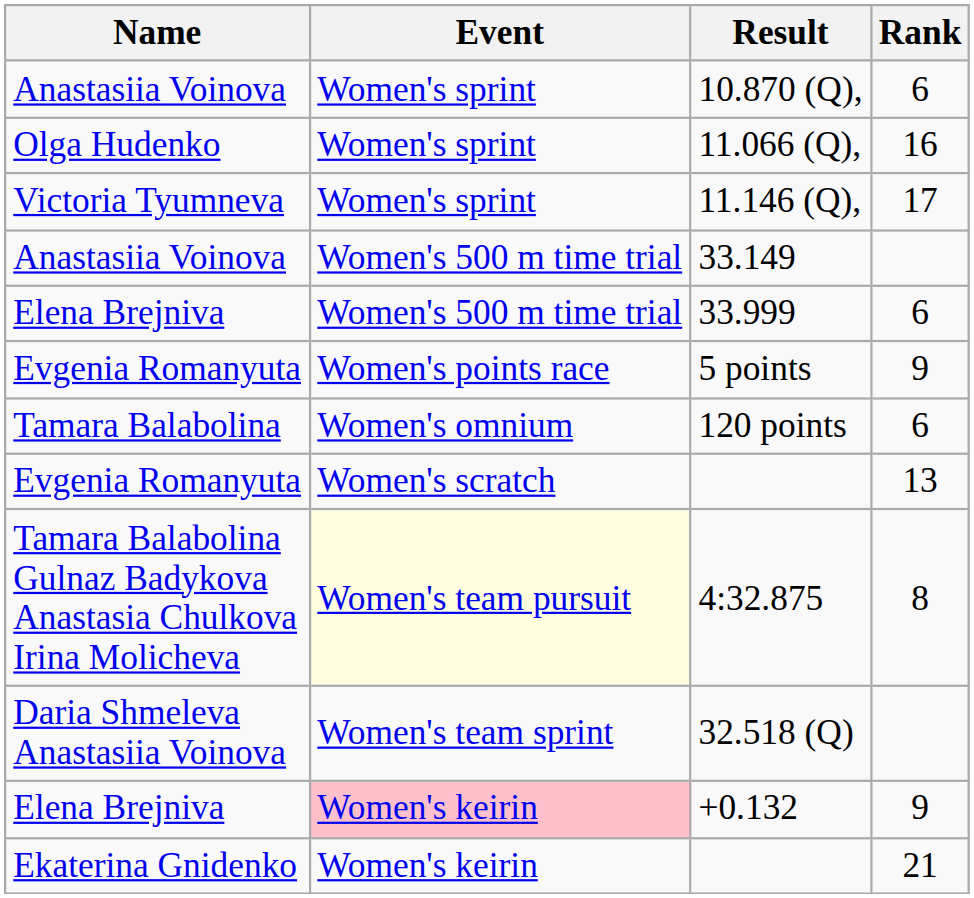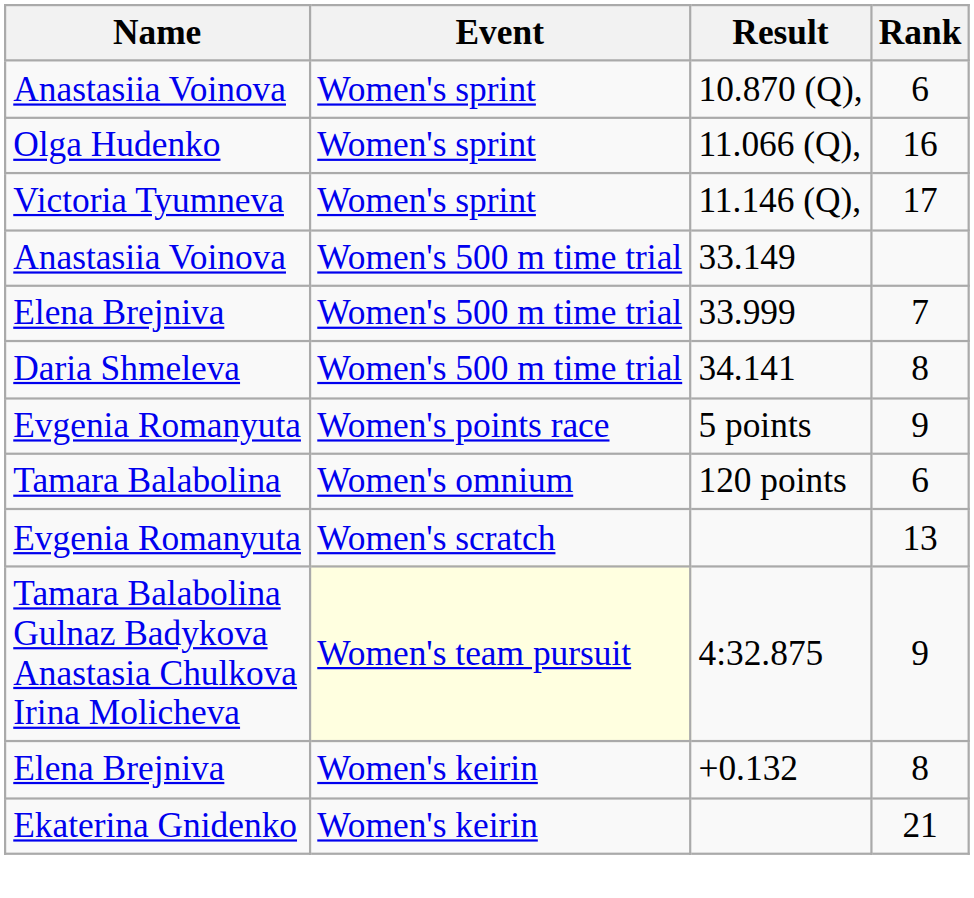(920, 312) 6 -> (920, 312) 7
+ row: (127, 369)
(920, 596) 8 -> (920, 652) 9
- row: (150, 732)
(428, 808) pink background -> (428, 768) no background
(920, 808) 9 -> (920, 768) 8
